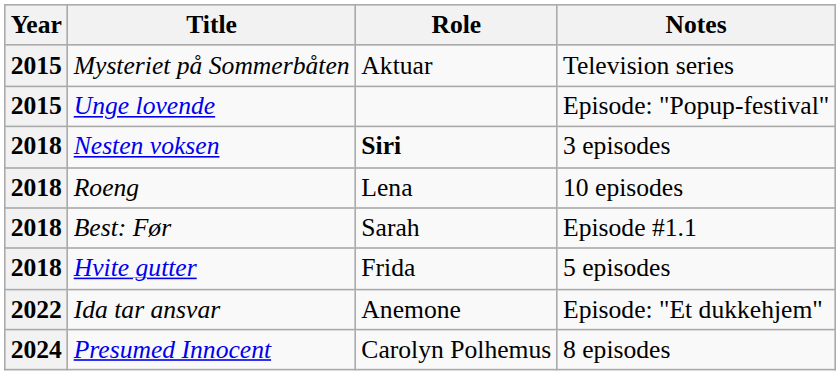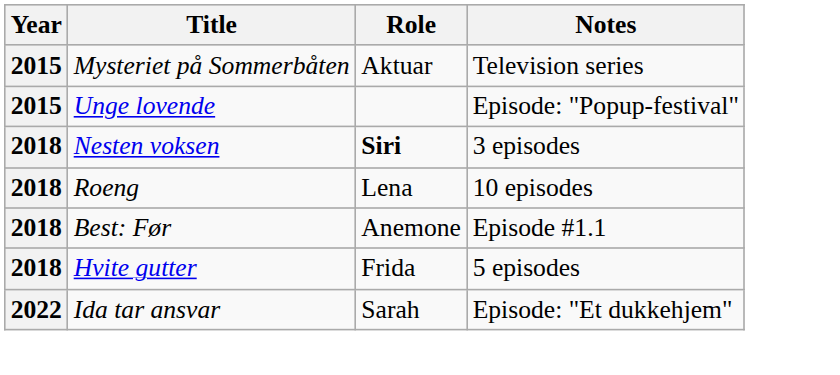(390, 227) Sarah -> (411, 227) Anemone
(411, 308) Anemone -> (390, 308) Sarah
- row: (172, 349)
